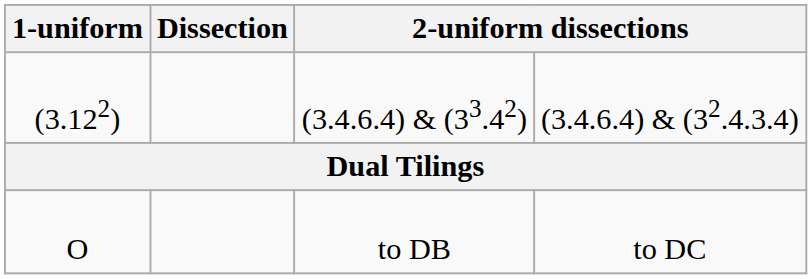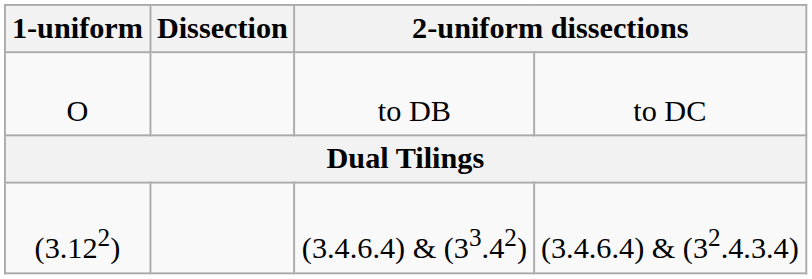rows swapped: (414, 114) <-> (414, 248)
